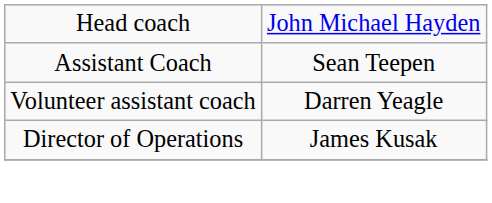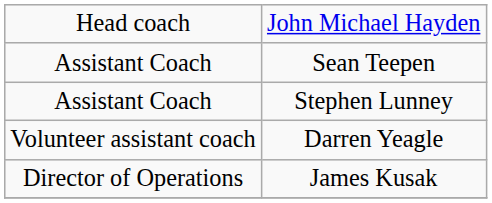+ row: (374, 100)
